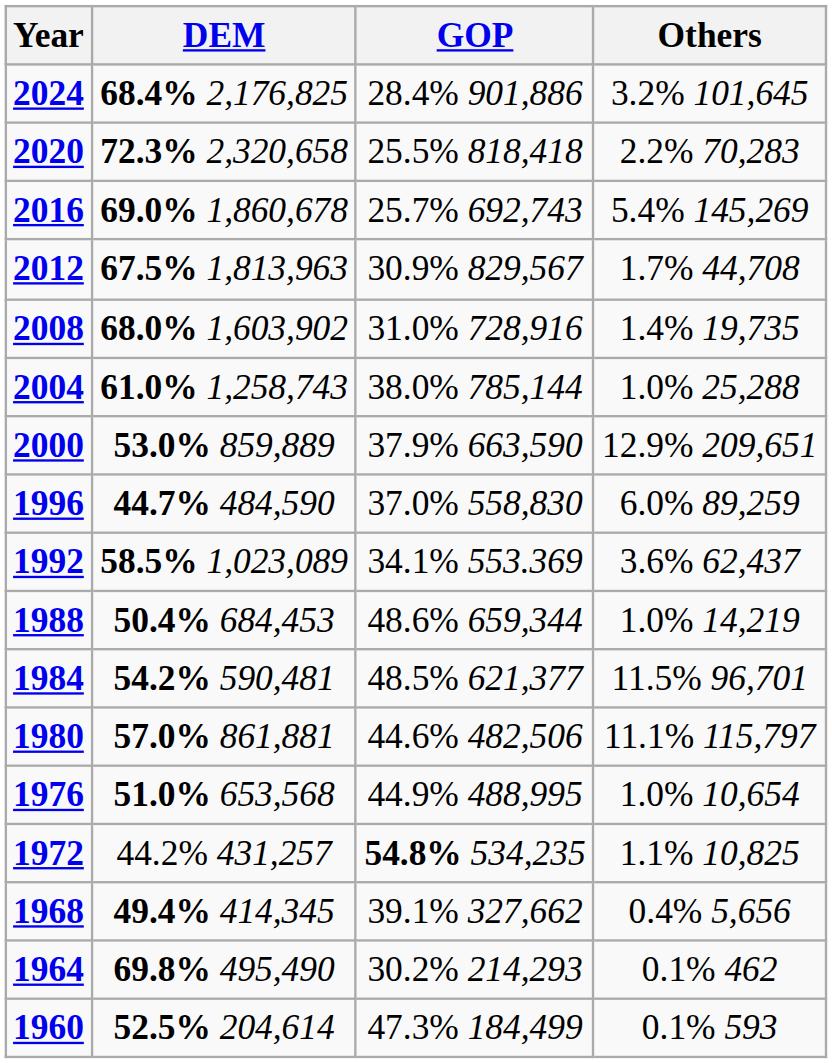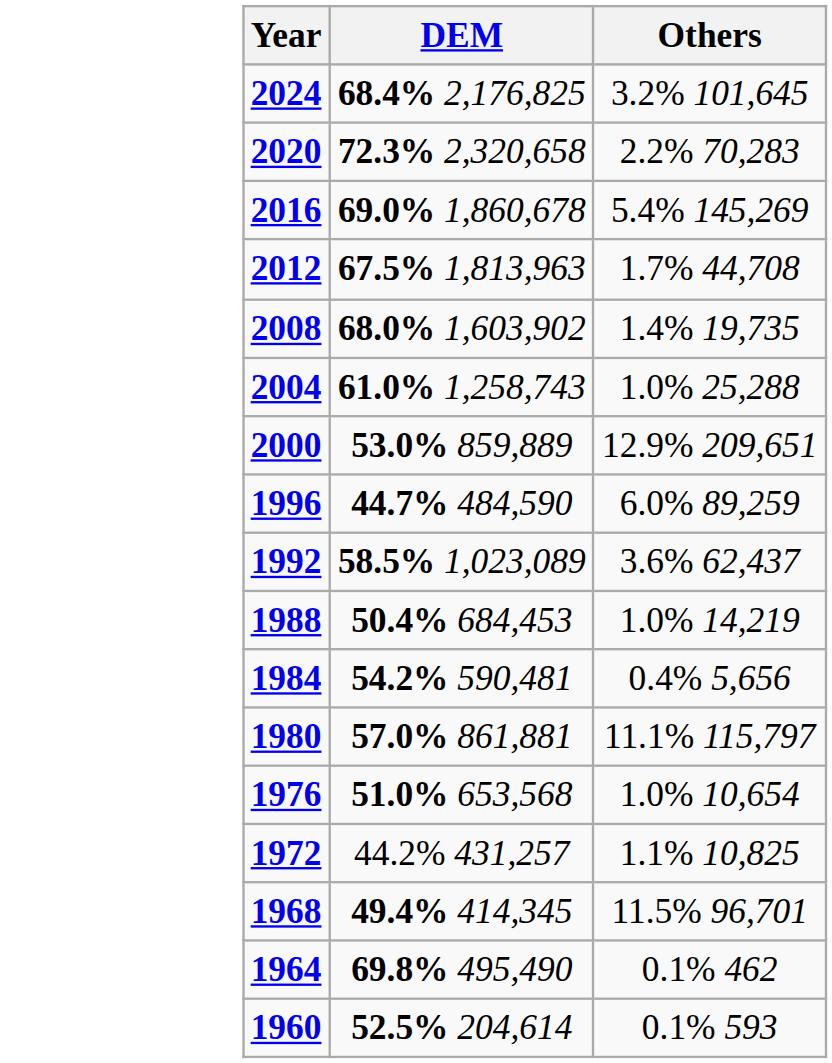- column: (475, 35)
(710, 677) 11.5% 96,701 -> (710, 677) 0.4% 5,656
(710, 911) 0.4% 5,656 -> (710, 911) 11.5% 96,701
